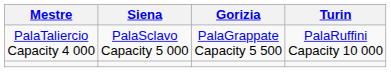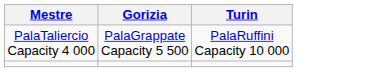- column: (145, 14)
